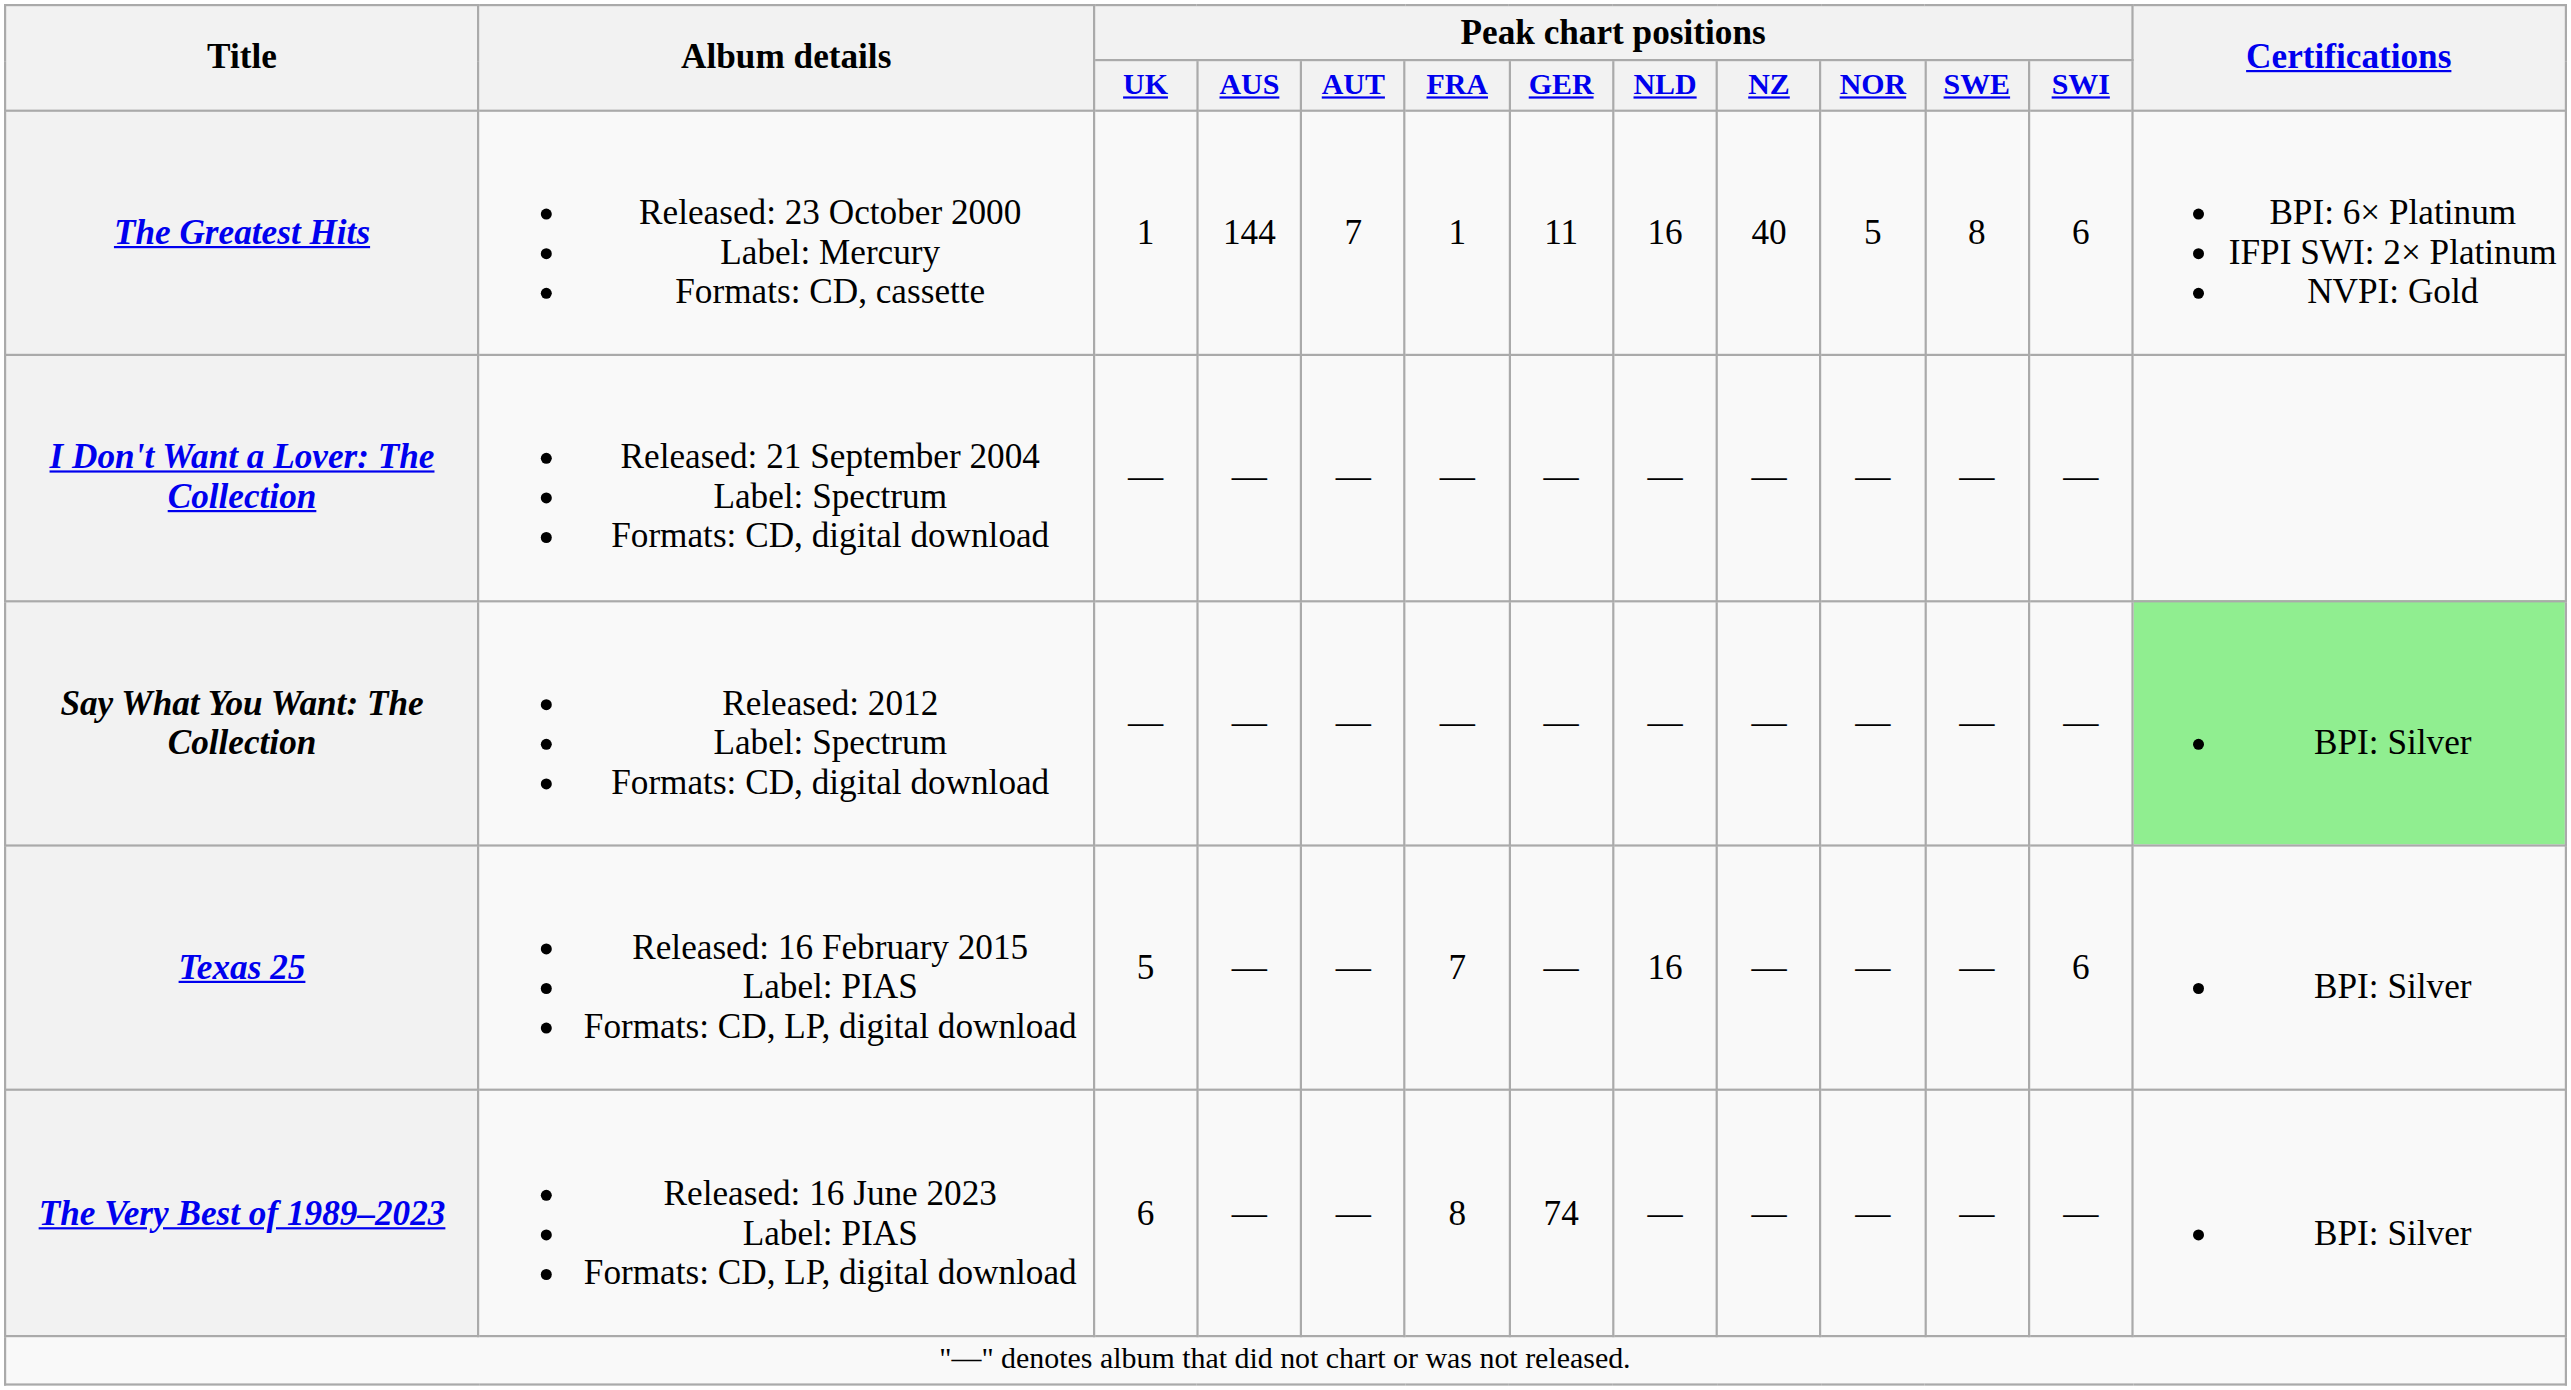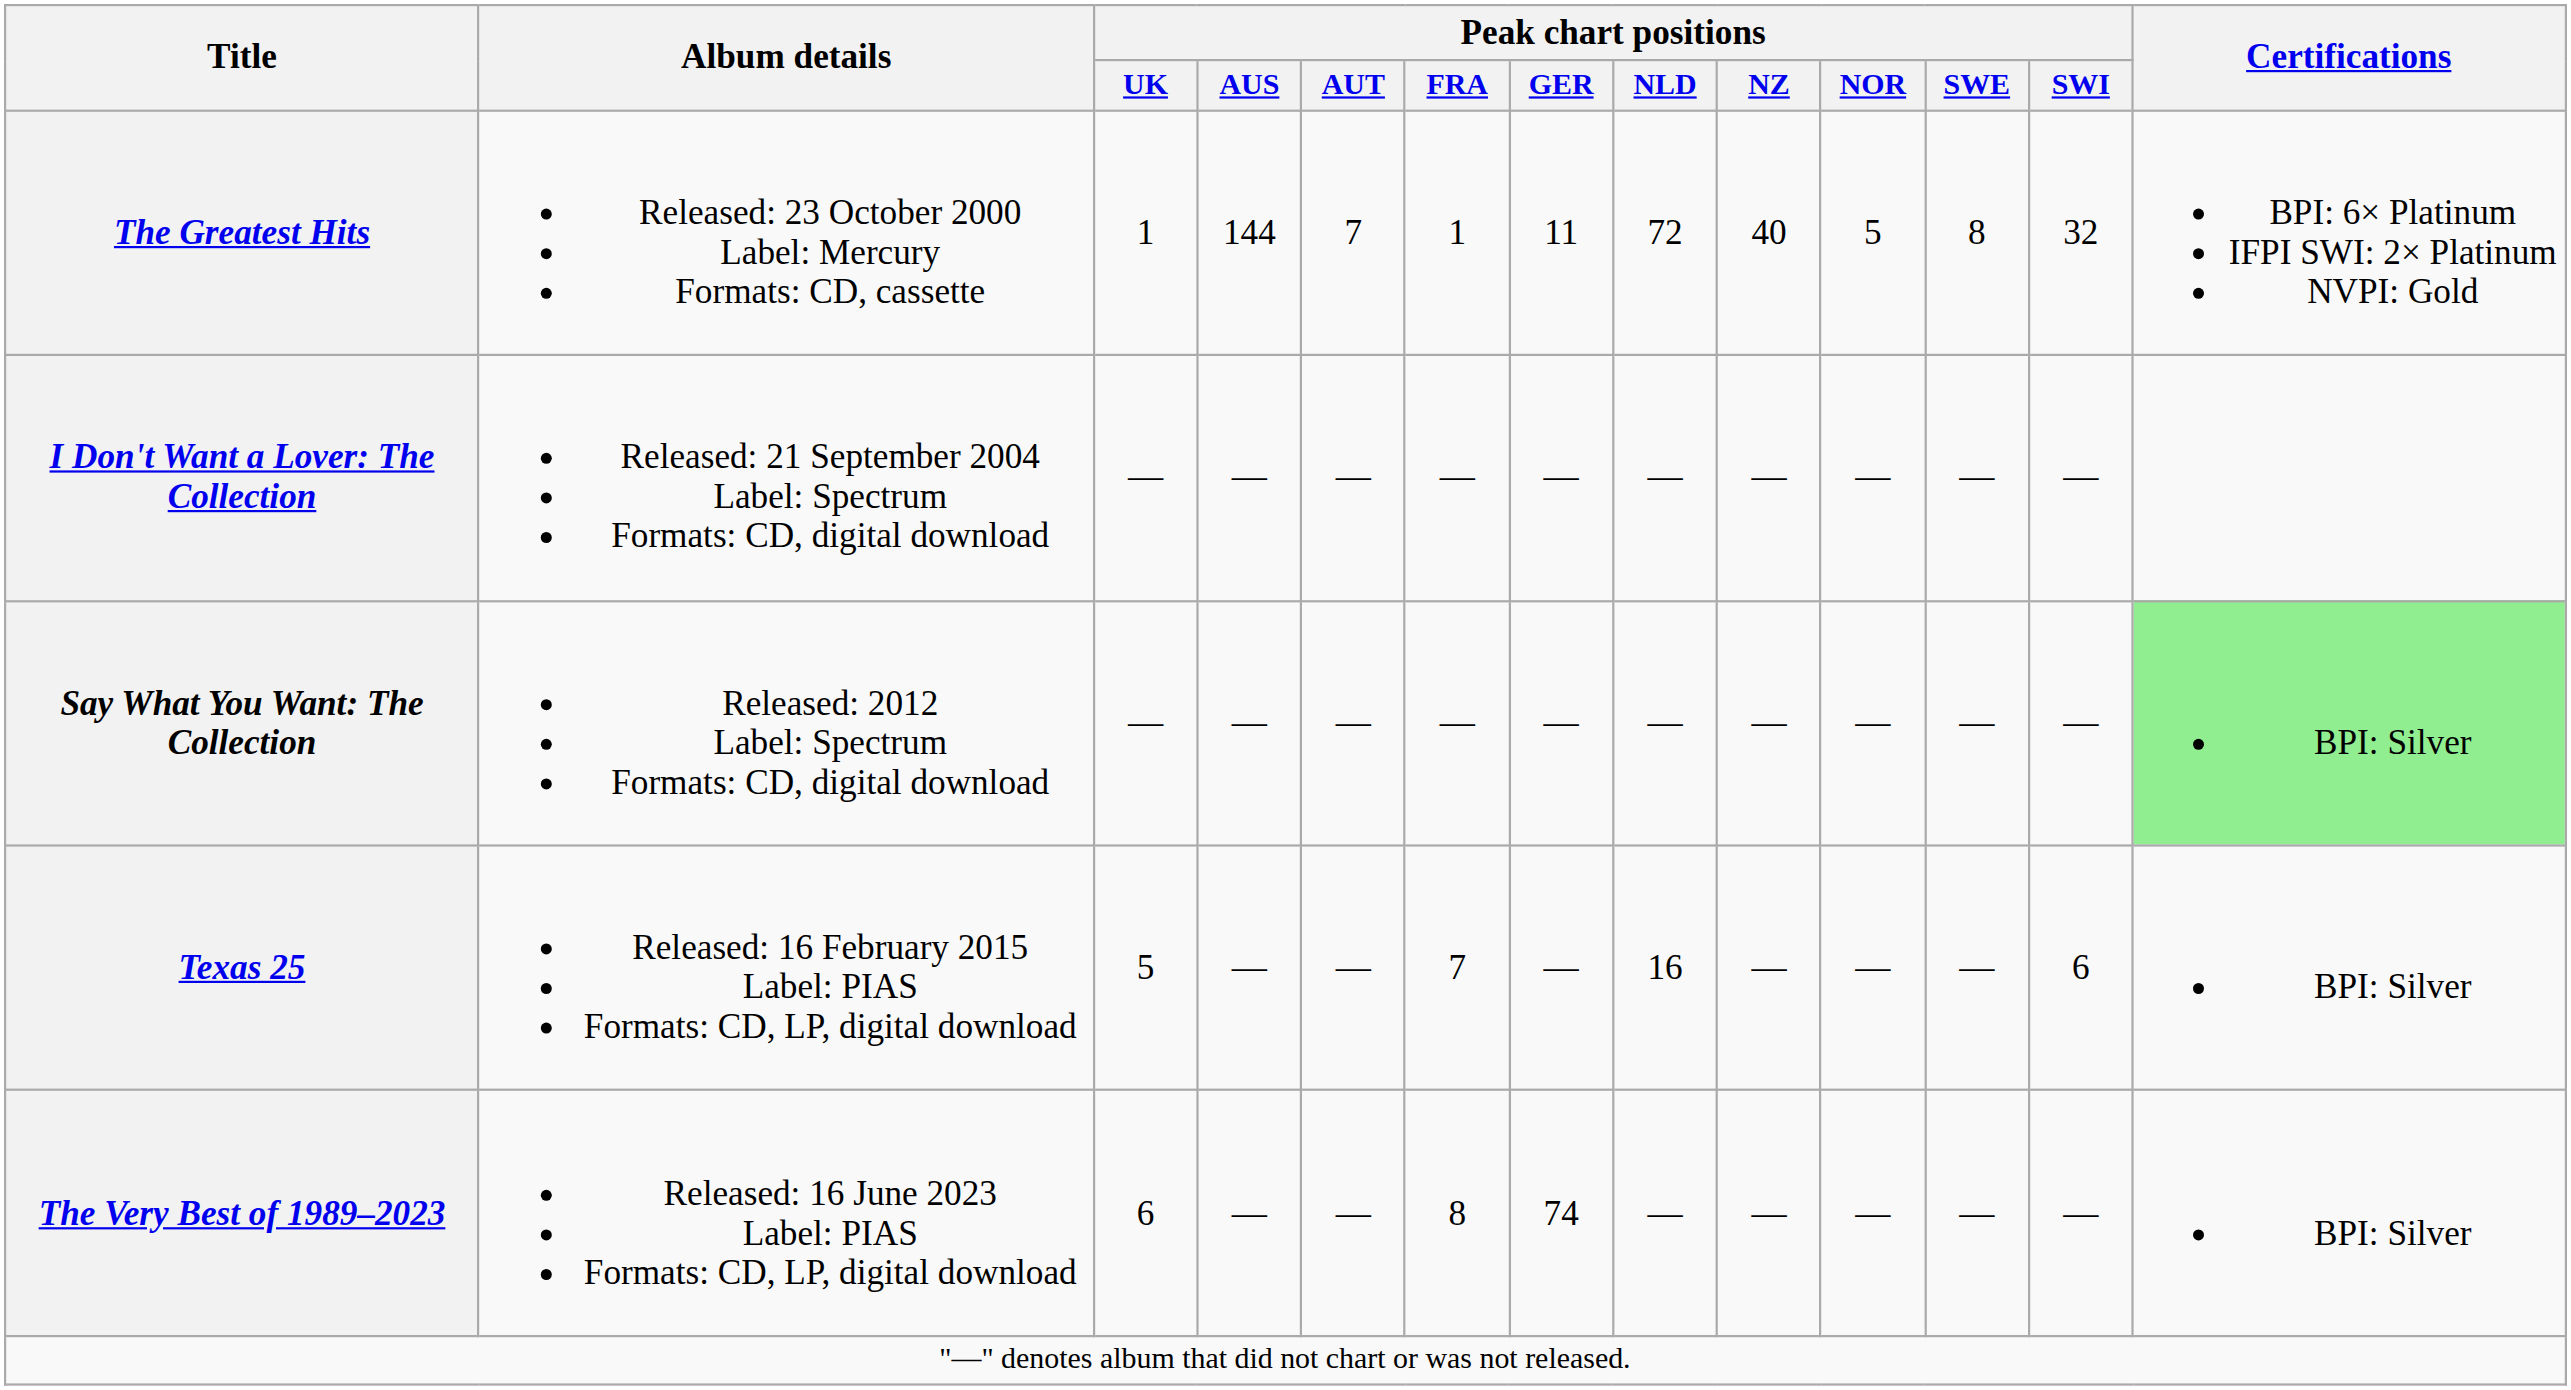(1665, 232) 16 -> (1665, 232) 72
(2081, 232) 6 -> (2081, 232) 32
